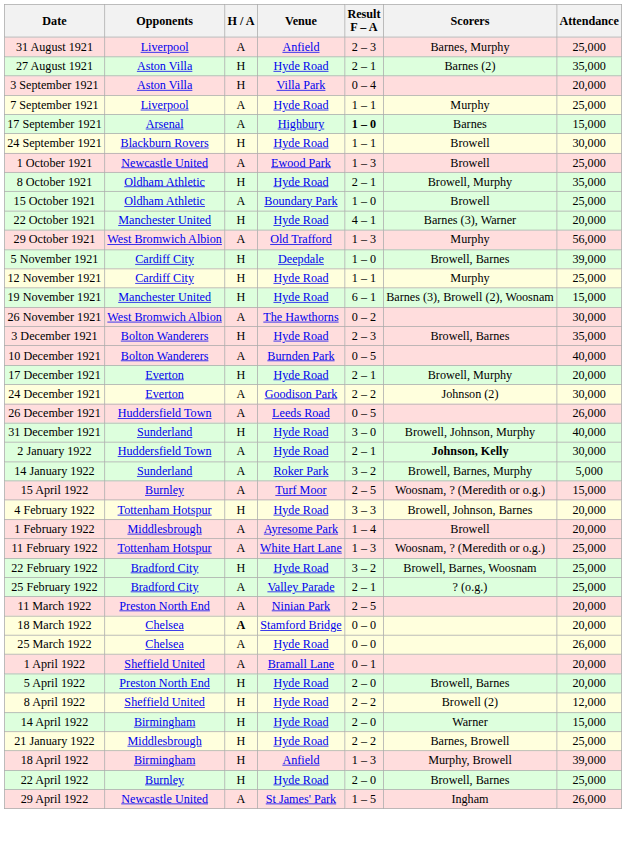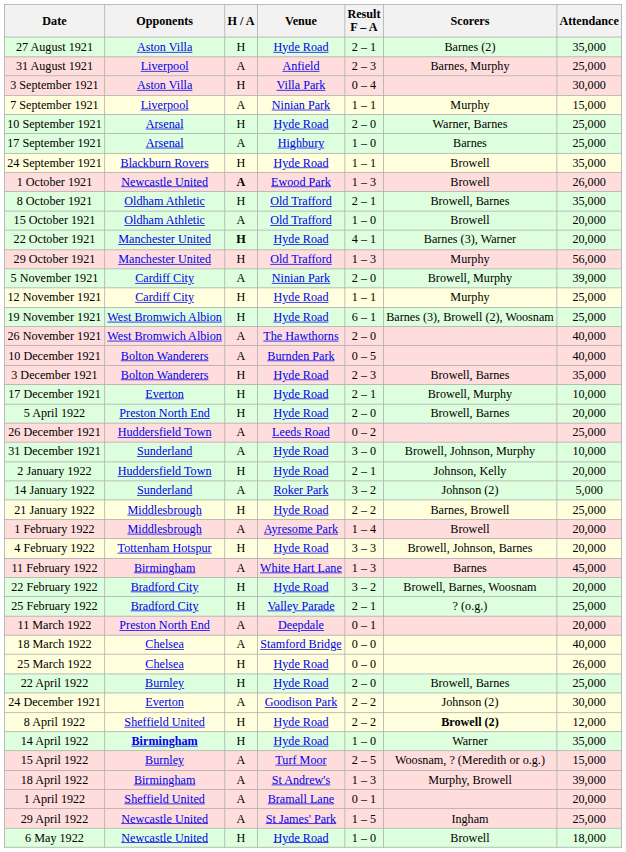rows swapped: (54, 66) <-> (54, 47)
(589, 85) 20,000 -> (589, 85) 30,000
(301, 104) Hyde Road -> (301, 104) Ninian Park
(589, 104) 25,000 -> (589, 104) 15,000
+ row: (54, 124)
(364, 124) bold -> (364, 143) normal
(589, 124) 15,000 -> (589, 143) 25,000
(589, 143) 30,000 -> (589, 162) 35,000
(241, 162) normal -> (241, 182) bold
(589, 162) 25,000 -> (589, 182) 26,000
(301, 182) Hyde Road -> (301, 201) Old Trafford
(470, 182) Browell, Murphy -> (470, 201) Browell, Barnes
(301, 201) Boundary Park -> (301, 220) Old Trafford
(589, 201) 25,000 -> (589, 220) 20,000
(241, 220) normal -> (241, 239) bold
(165, 239) West Bromwich Albion -> (165, 259) Manchester United
(241, 239) A -> (241, 259) H
(241, 259) H -> (241, 278) A
(301, 259) Deepdale -> (301, 278) Ninian Park
(364, 259) 1 – 0 -> (364, 278) 2 – 0
(470, 259) Browell, Barnes -> (470, 278) Browell, Murphy
(165, 297) Manchester United -> (165, 317) West Bromwich Albion
(589, 297) 15,000 -> (589, 317) 25,000
(364, 317) 0 – 2 -> (364, 336) 2 – 0
(589, 317) 30,000 -> (589, 336) 40,000
rows swapped: (54, 336) <-> (54, 355)
(589, 374) 20,000 -> (589, 394) 10,000
rows swapped: (54, 394) <-> (54, 683)
(364, 413) 0 – 5 -> (364, 432) 0 – 2
(589, 413) 26,000 -> (589, 432) 25,000
(241, 432) H -> (241, 452) A
(589, 432) 40,000 -> (589, 452) 10,000
(241, 452) A -> (241, 471) H
(470, 452) bold -> (470, 471) normal
(589, 452) 30,000 -> (589, 471) 20,000
(470, 471) Browell, Barnes, Murphy -> (470, 490) Johnson (2)
rows swapped: (54, 741) <-> (54, 490)
rows swapped: (54, 529) <-> (54, 509)
(165, 548) Tottenham Hotspur -> (165, 567) Birmingham
(470, 548) Woosnam, ? (Meredith or o.g.) -> (470, 567) Barnes
(589, 548) 25,000 -> (589, 567) 45,000
(589, 567) 25,000 -> (589, 587) 20,000
(241, 587) A -> (241, 606) H
(301, 606) Ninian Park -> (301, 625) Deepdale
(364, 606) 2 – 5 -> (364, 625) 0 – 1
(241, 625) bold -> (241, 644) normal
(589, 625) 20,000 -> (589, 644) 40,000
(241, 644) A -> (241, 664) H
rows swapped: (54, 664) <-> (54, 779)
(470, 702) normal -> (470, 722) bold
(165, 722) normal -> (165, 741) bold
(364, 722) 2 – 0 -> (364, 741) 1 – 0
(589, 722) 15,000 -> (589, 741) 35,000
(241, 760) H -> (241, 779) A
(301, 760) Anfield -> (301, 779) St Andrew's
(589, 799) 26,000 -> (589, 818) 25,000
+ row: (54, 837)
